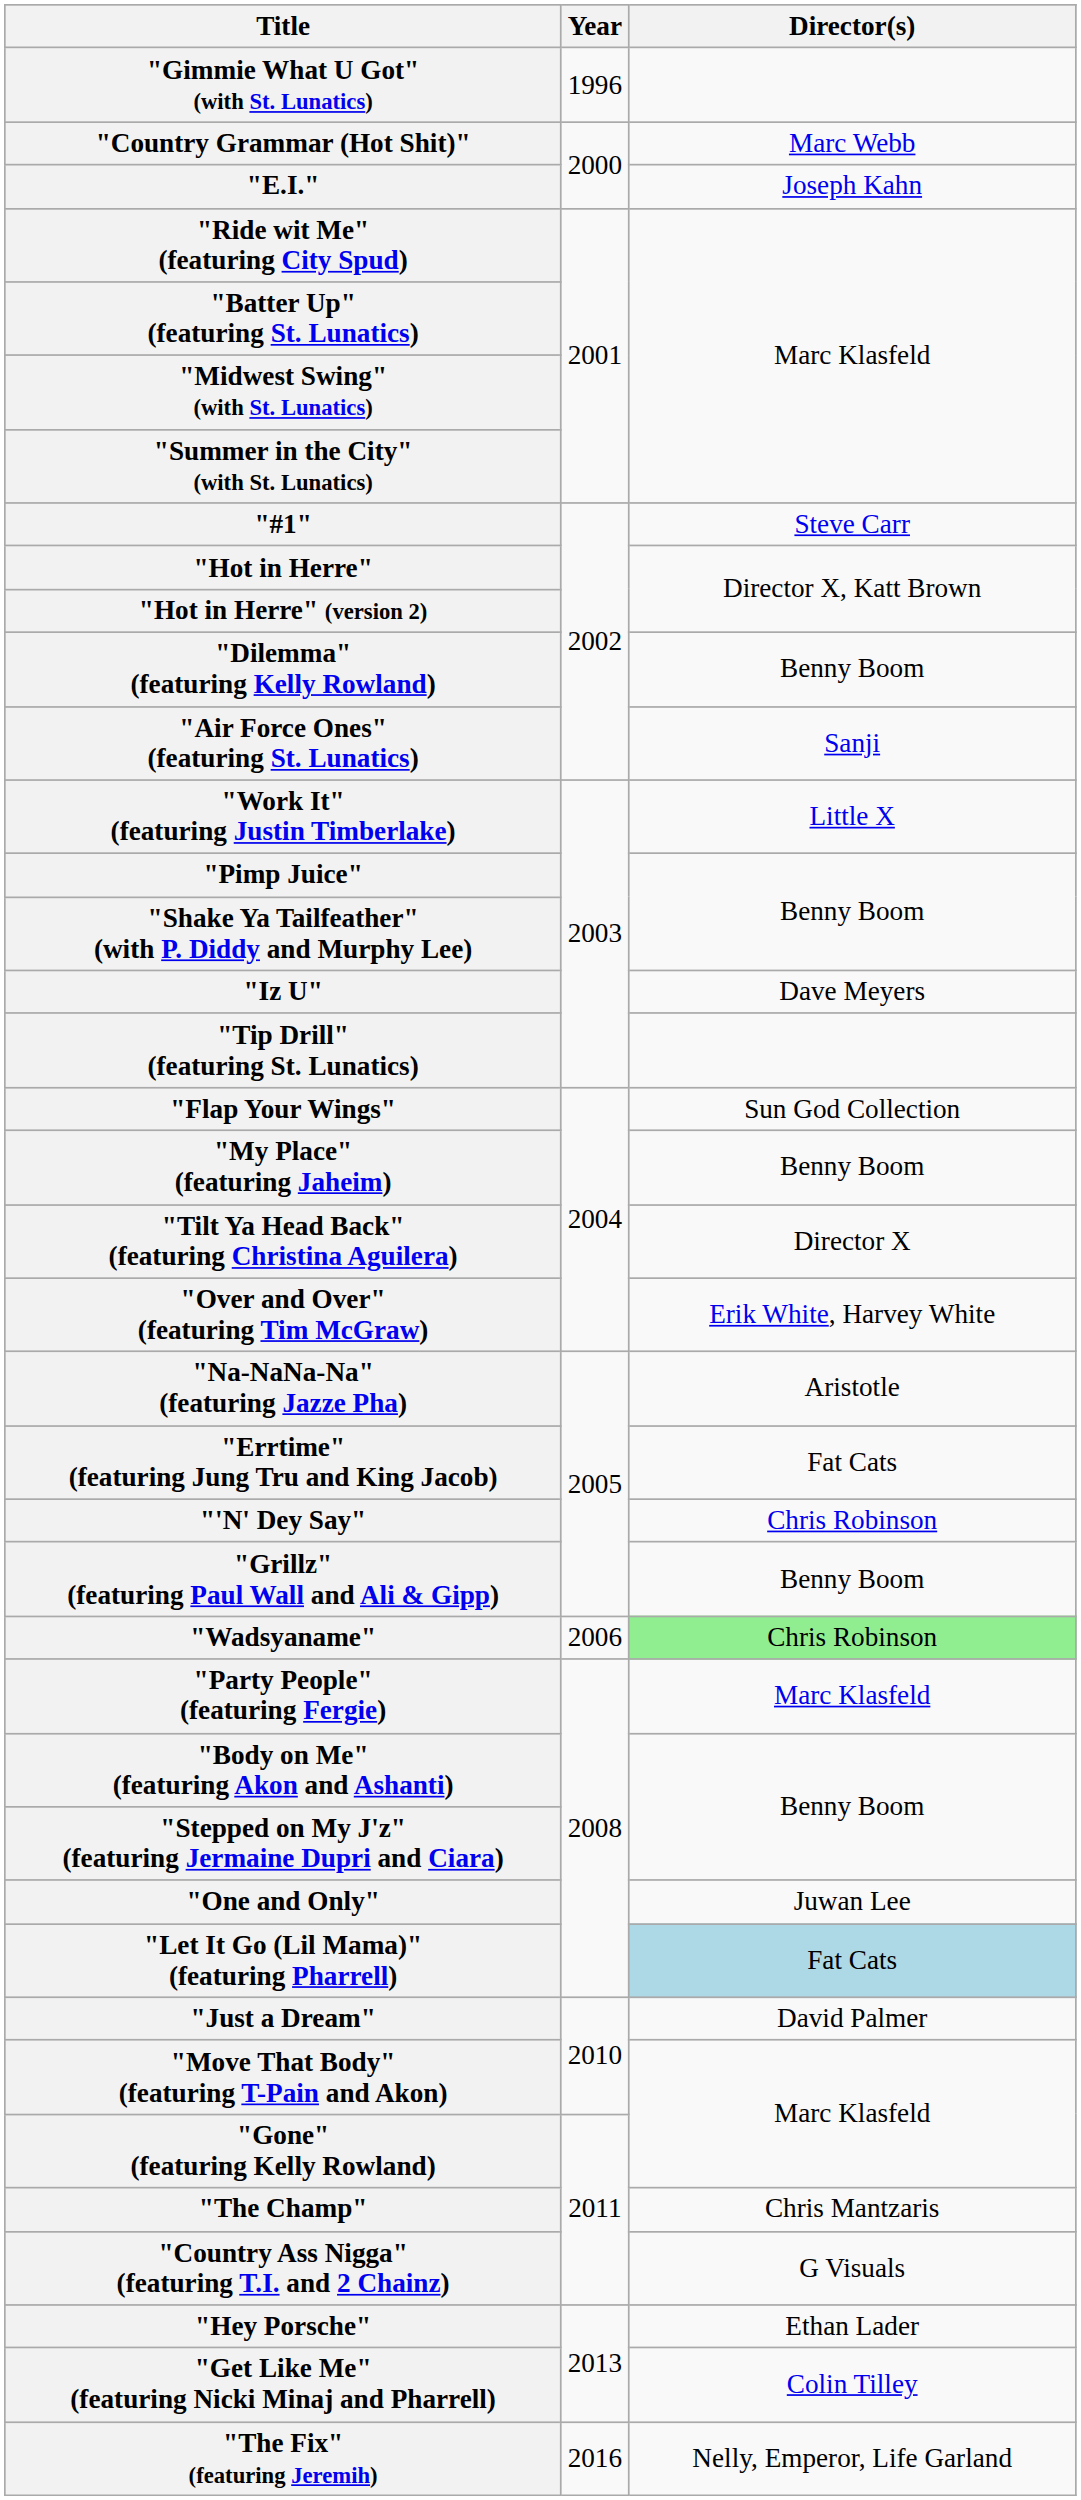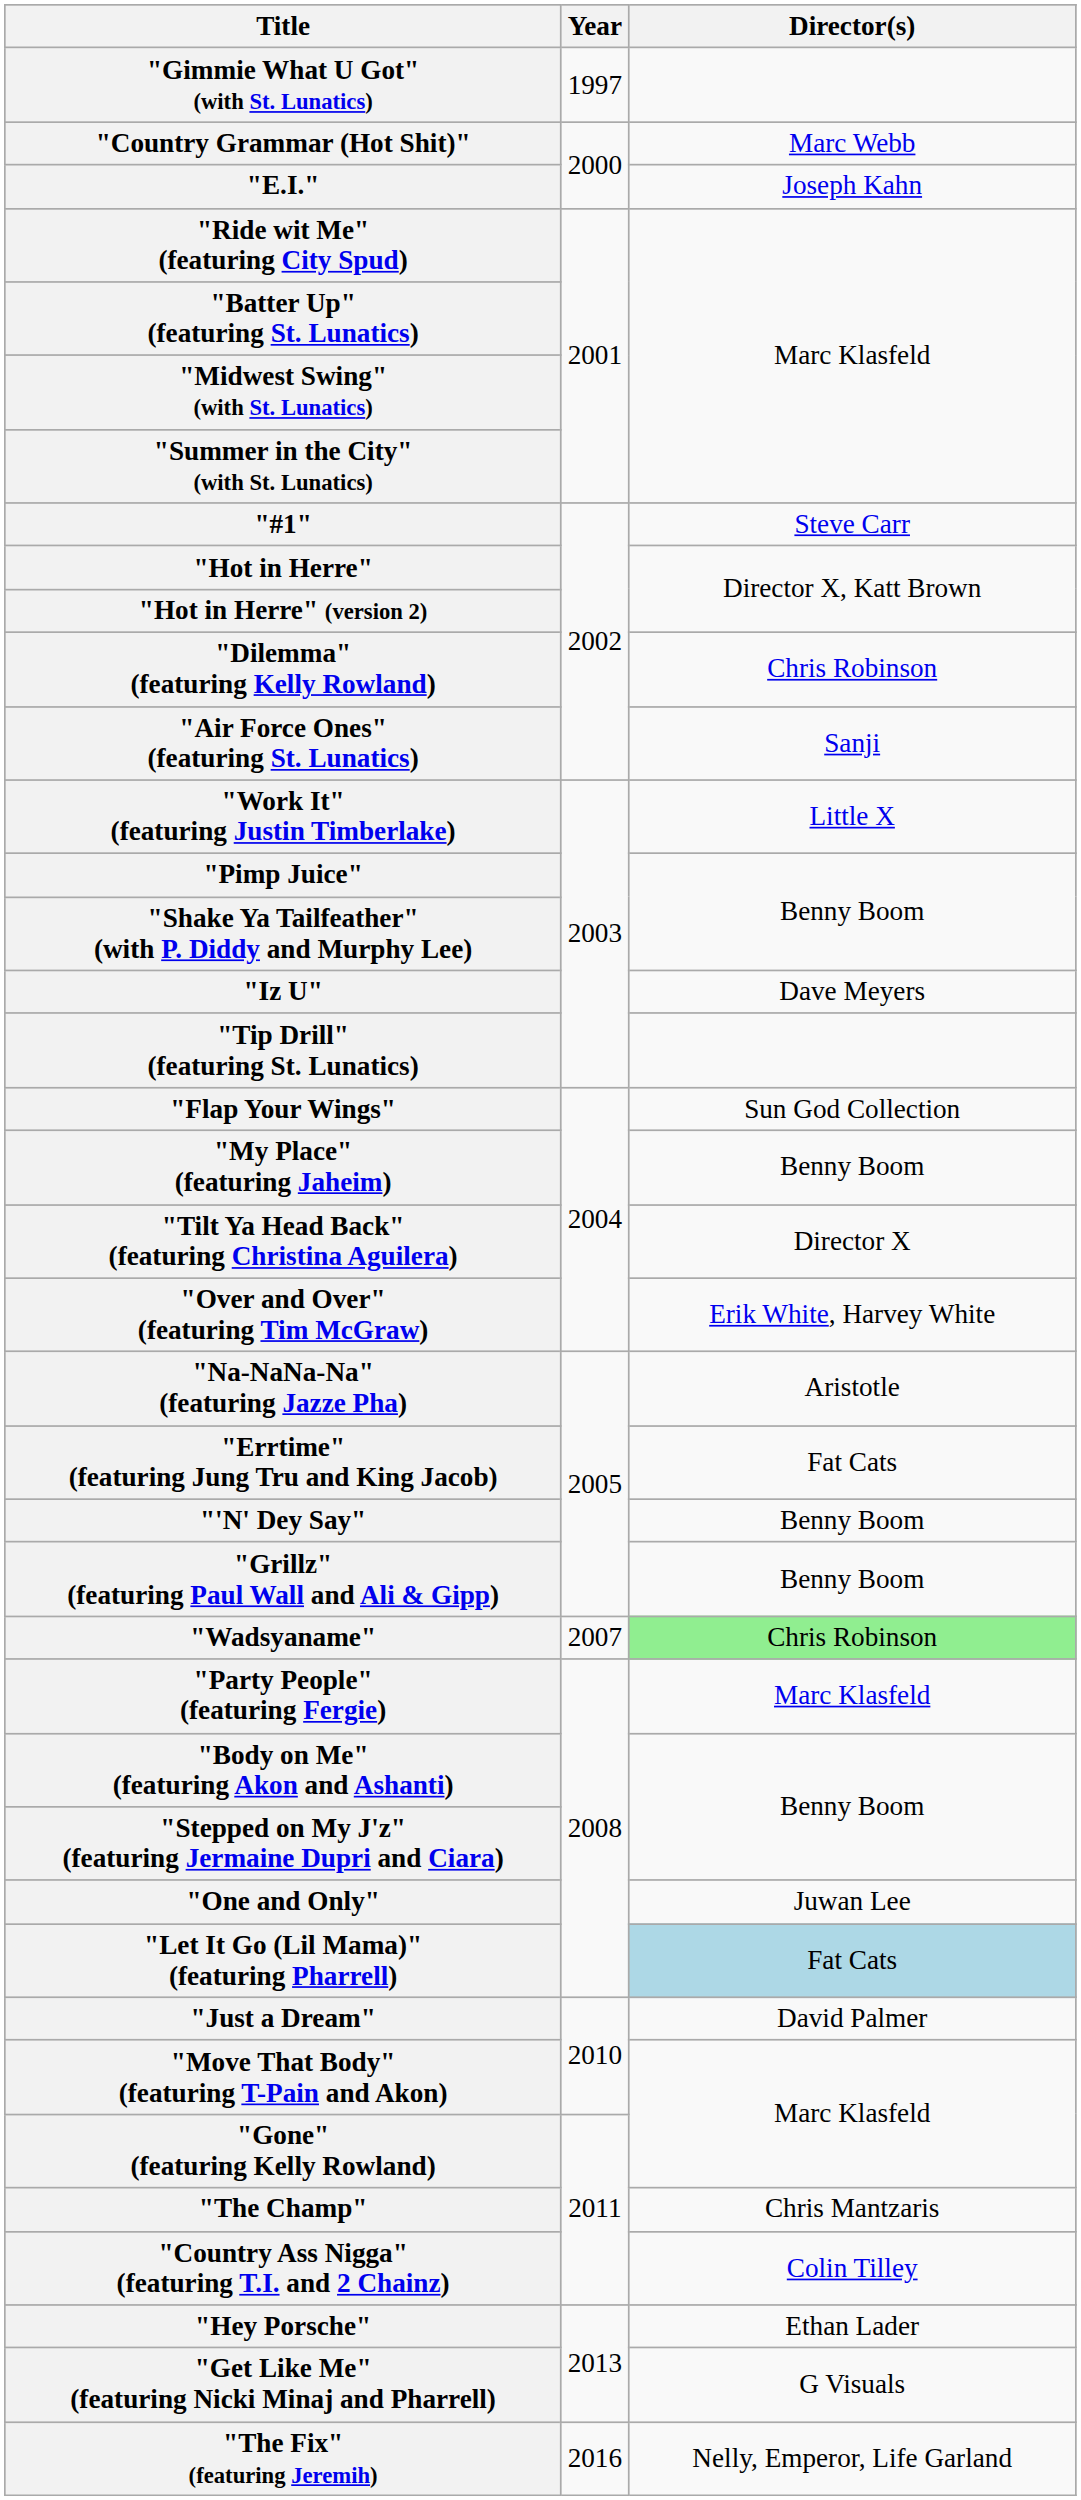(595, 84) 1996 -> (595, 84) 1997
(852, 668) Benny Boom -> (852, 668) Chris Robinson
(852, 1520) Chris Robinson -> (852, 1520) Benny Boom
(595, 1637) 2006 -> (595, 1637) 2007
(852, 2267) G Visuals -> (852, 2267) Colin Tilley
(852, 2384) Colin Tilley -> (852, 2384) G Visuals
